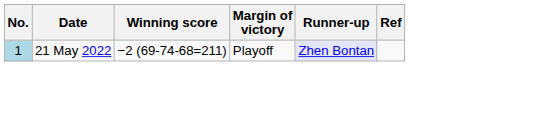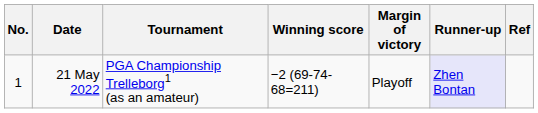+ column: (185, 30)
(18, 51) lightblue background -> (18, 82) no background
